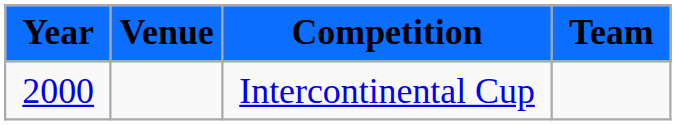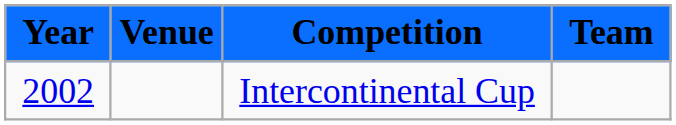(58, 89) 2000 -> (58, 89) 2002
